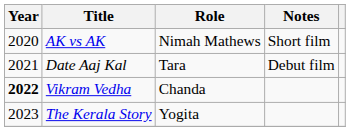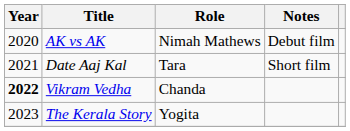(299, 41) Short film -> (301, 41) Debut film
(301, 65) Debut film -> (299, 65) Short film
